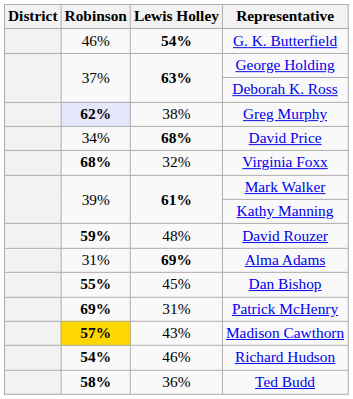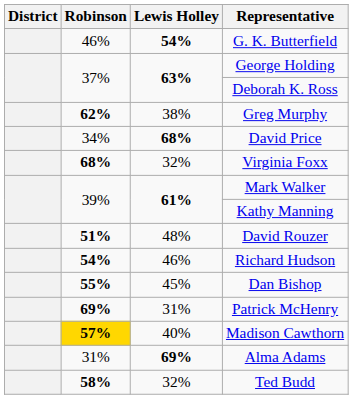(96, 114) lavender background -> (96, 114) no background
(96, 235) 59% -> (96, 235) 51%
rows swapped: (285, 357) <-> (285, 260)
(176, 333) 43% -> (176, 333) 40%
(176, 382) 36% -> (176, 382) 32%
